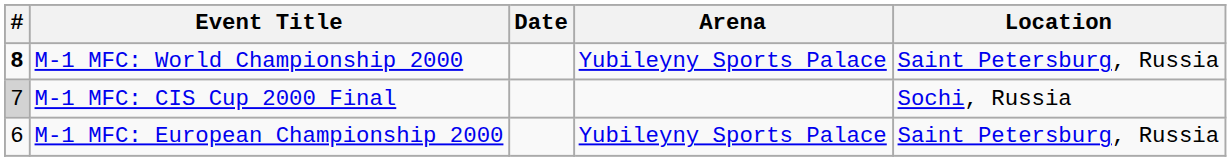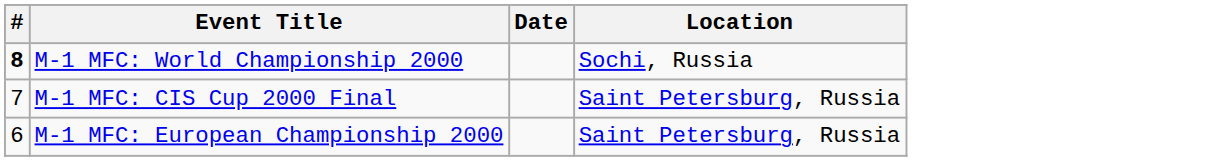- column: (733, 23)
(1058, 61) Saint Petersburg, Russia -> (666, 61) Sochi, Russia
(17, 99) lightgrey background -> (17, 99) no background
(985, 99) Sochi, Russia -> (739, 99) Saint Petersburg, Russia
